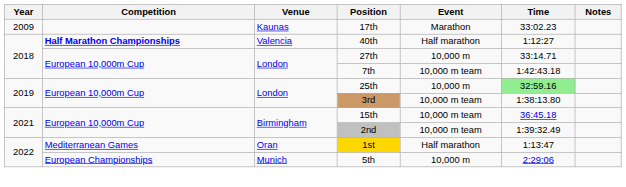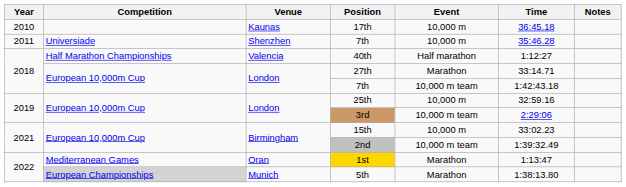(23, 27) 2009 -> (24, 27) 2010
(451, 27) Marathon -> (447, 27) 10,000 m
(538, 27) 33:02.23 -> (536, 27) 36:45.18
+ row: (269, 42)
(112, 42) bold -> (109, 56) normal
(451, 56) 10,000 m -> (447, 71) Marathon
(538, 86) lightgreen background -> (536, 101) no background
(538, 101) 1:38:13.80 -> (536, 116) 2:29:06
(451, 116) 10,000 m team -> (447, 130) 10,000 m
(538, 116) 36:45.18 -> (536, 130) 33:02.23
(451, 145) Half marathon -> (447, 160) Marathon
(99, 160) no background -> (100, 175) lightgrey background
(451, 160) 10,000 m -> (447, 175) Marathon
(538, 160) 2:29:06 -> (536, 175) 1:38:13.80
